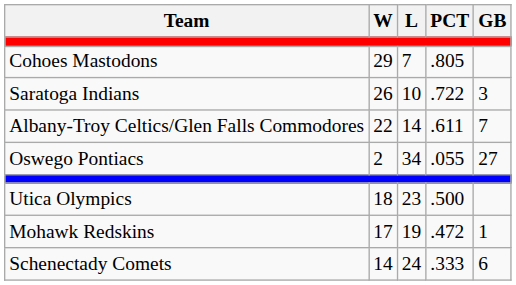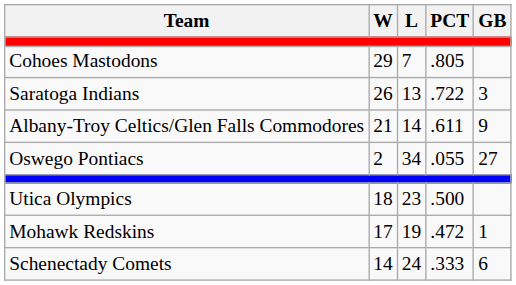(411, 94) 10 -> (411, 94) 13
(383, 126) 22 -> (383, 126) 21
(483, 126) 7 -> (483, 126) 9
